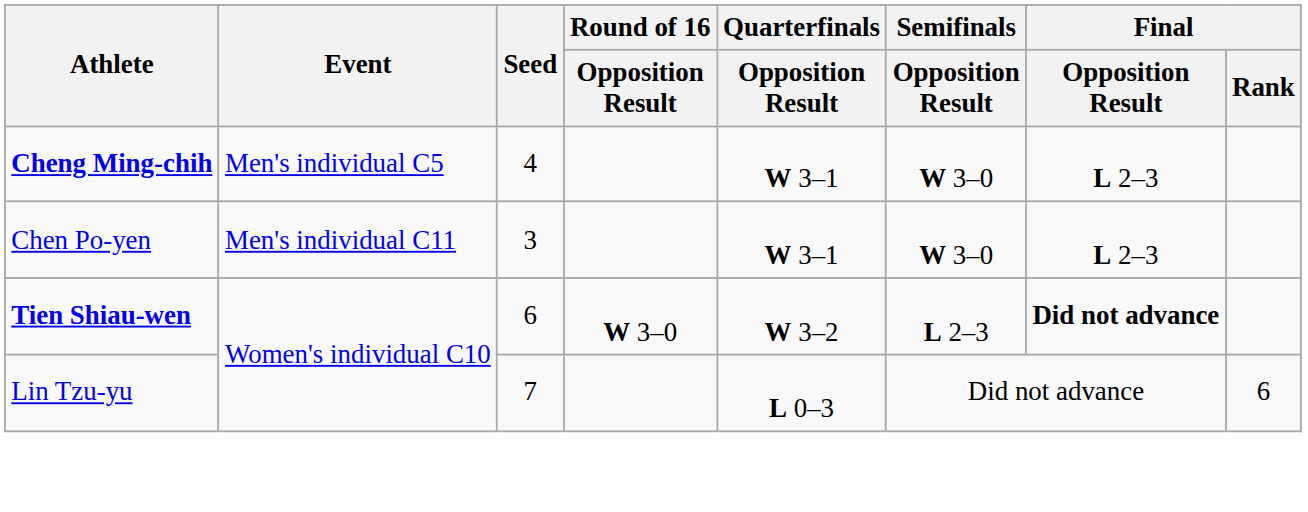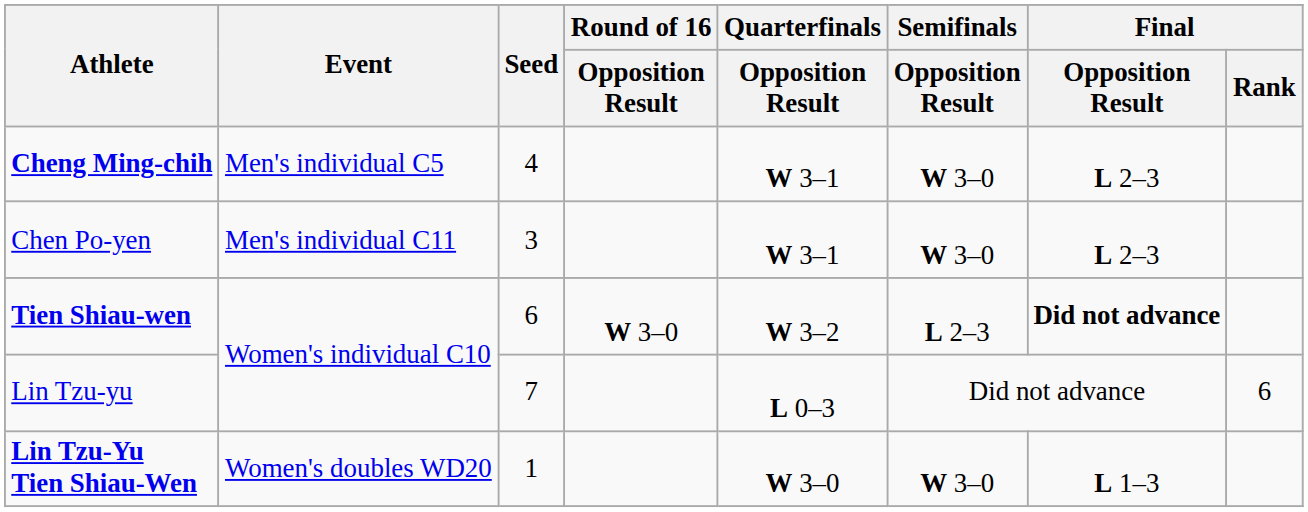+ row: (104, 468)
